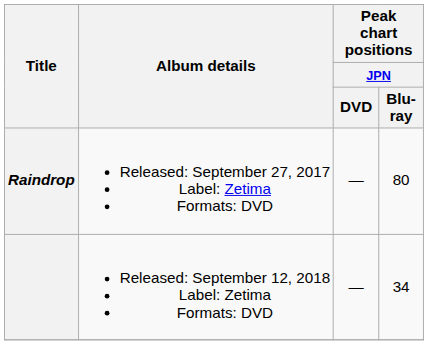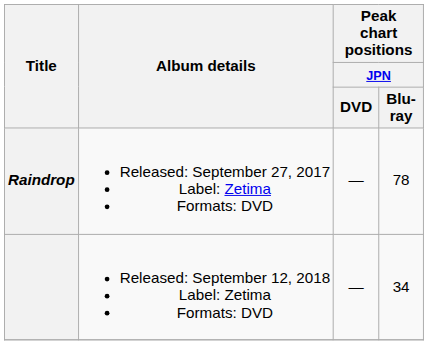(401, 181) 80 -> (401, 181) 78
